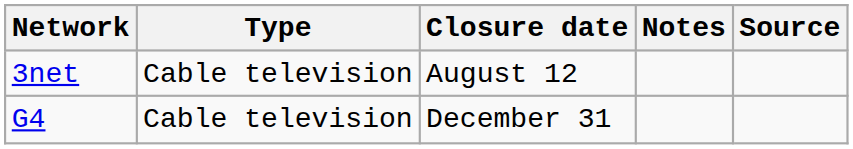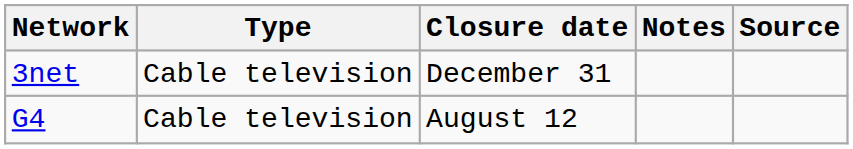(502, 74) August 12 -> (519, 74) December 31
(519, 119) December 31 -> (502, 119) August 12
